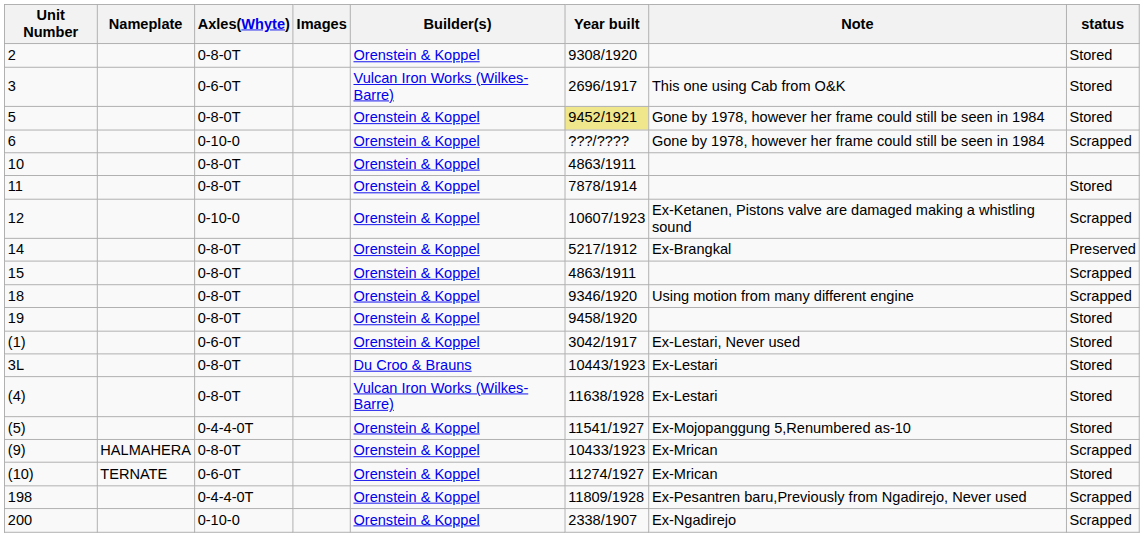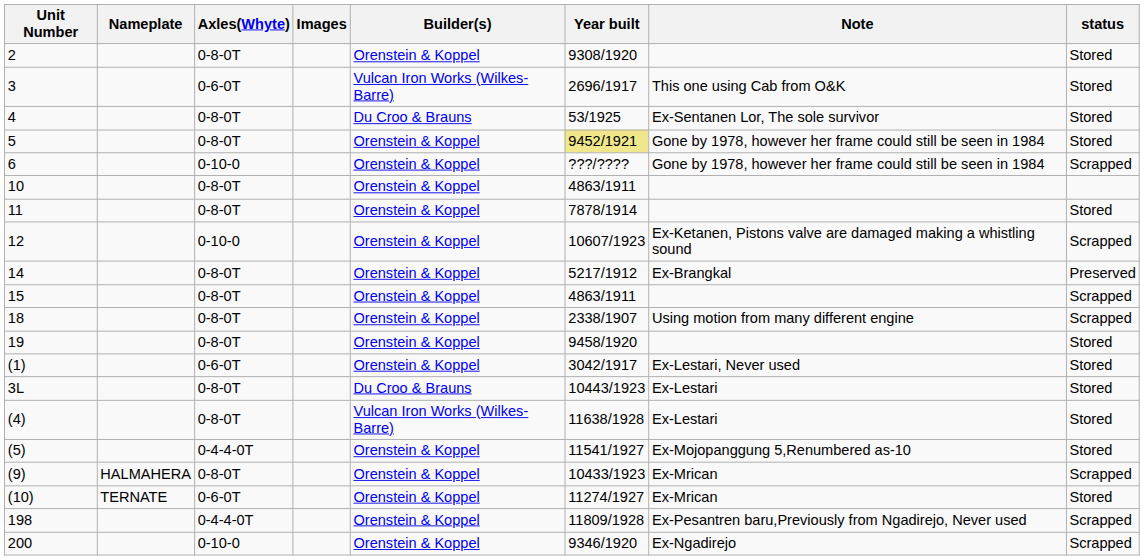+ row: (12, 118)
(603, 296) 9346/1920 -> (603, 319) 2338/1907
(603, 520) 2338/1907 -> (603, 543) 9346/1920
